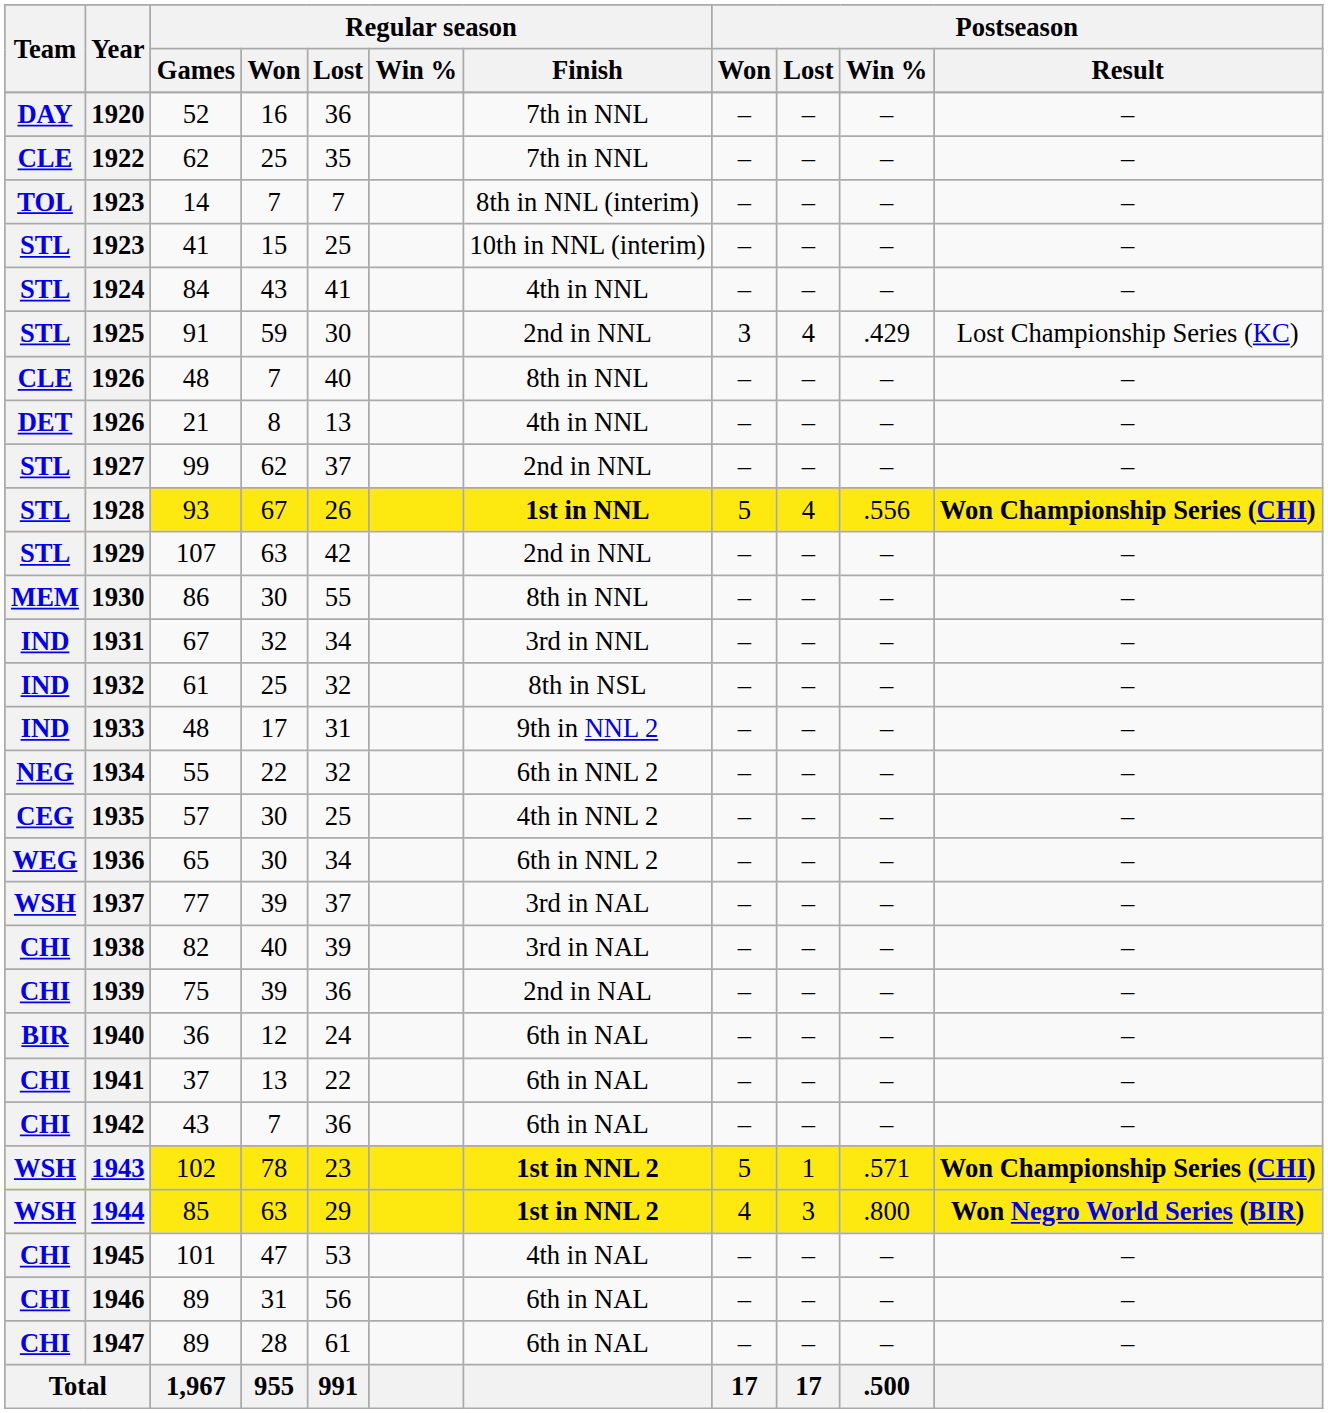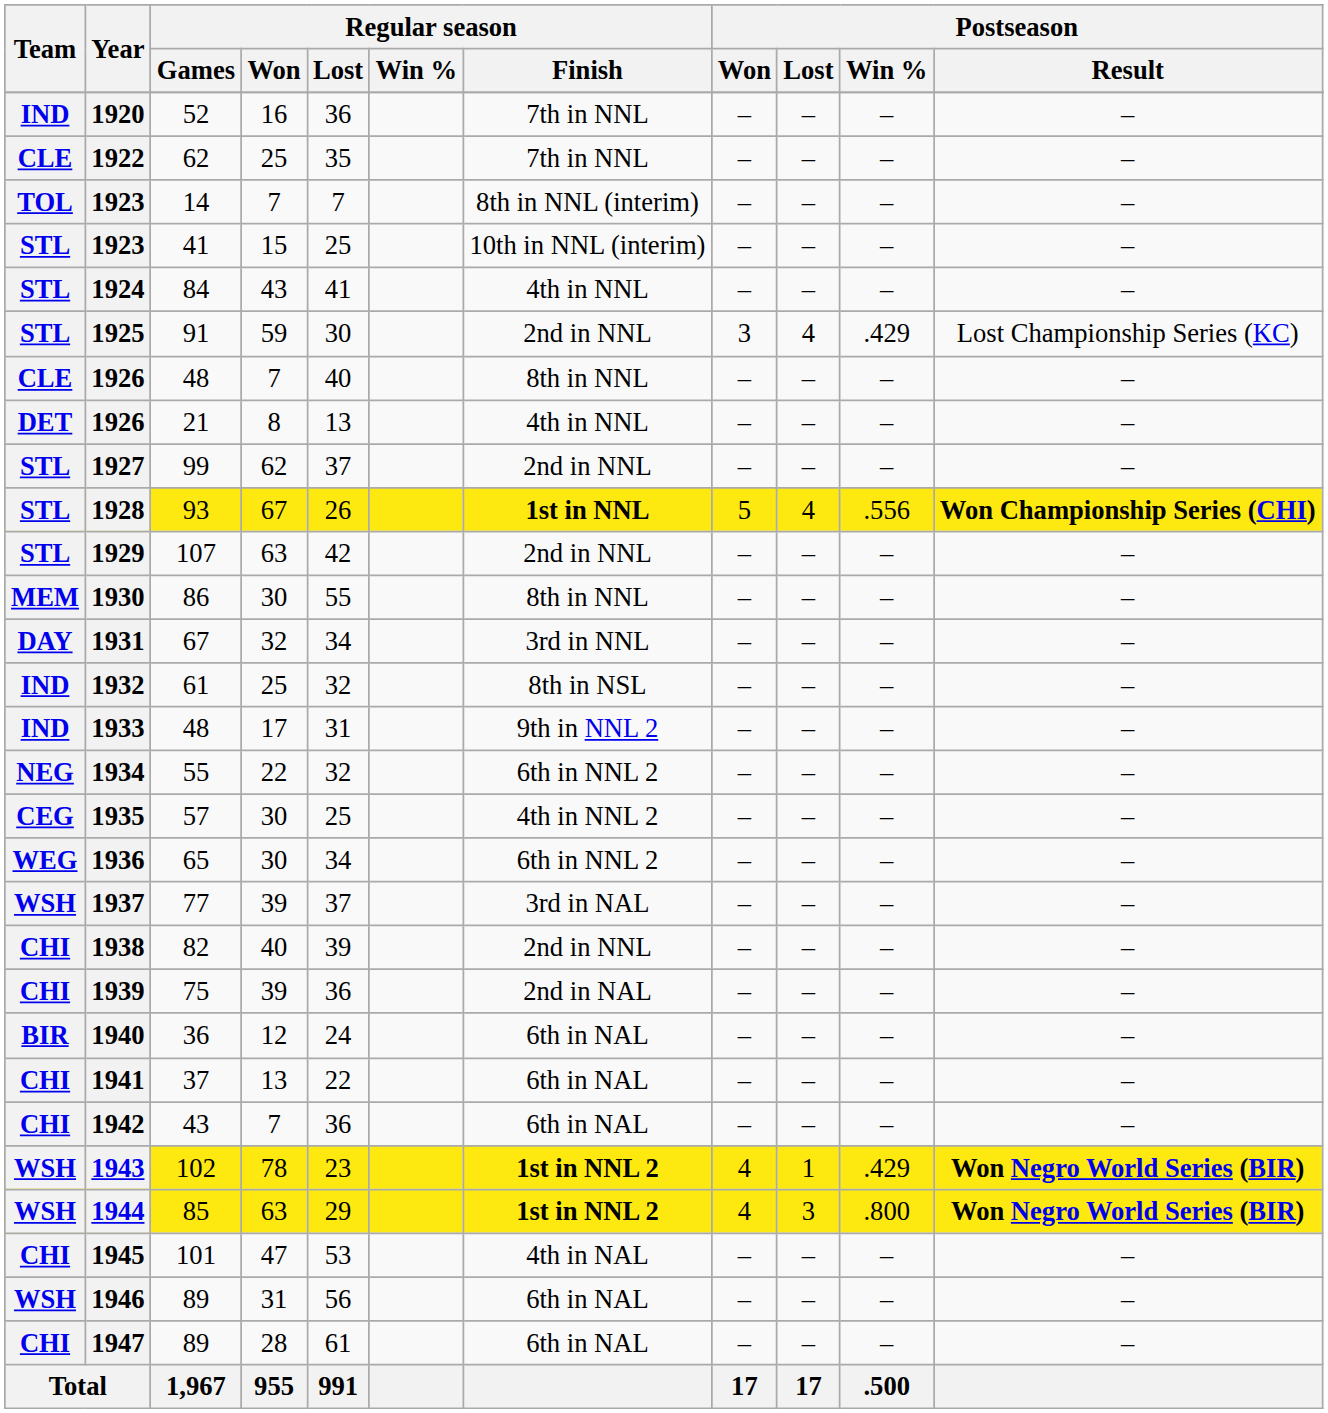(45, 114) DAY -> (45, 114) IND
(45, 640) IND -> (45, 640) DAY
(587, 947) 3rd in NAL -> (587, 947) 2nd in NNL
(744, 1166) 5 -> (744, 1166) 4
(887, 1166) .571 -> (887, 1166) .429
(1128, 1166) Won Championship Series (CHI) -> (1128, 1166) Won Negro World Series (BIR)
(45, 1298) CHI -> (45, 1298) WSH
